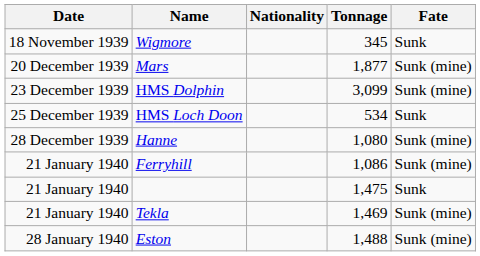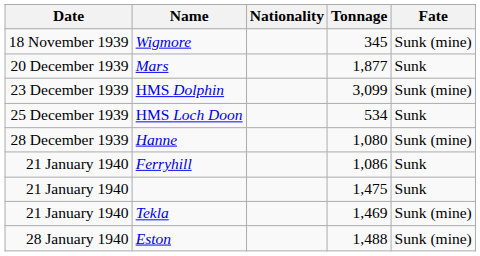(411, 41) Sunk -> (433, 41) Sunk (mine)
(433, 66) Sunk (mine) -> (411, 66) Sunk
(433, 164) Sunk (mine) -> (411, 164) Sunk
